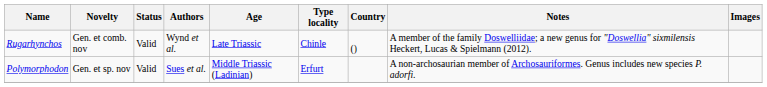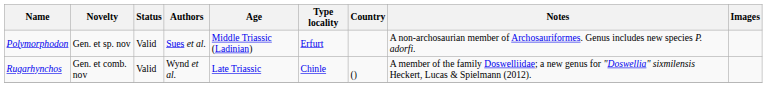rows swapped: (37, 69) <-> (34, 43)
